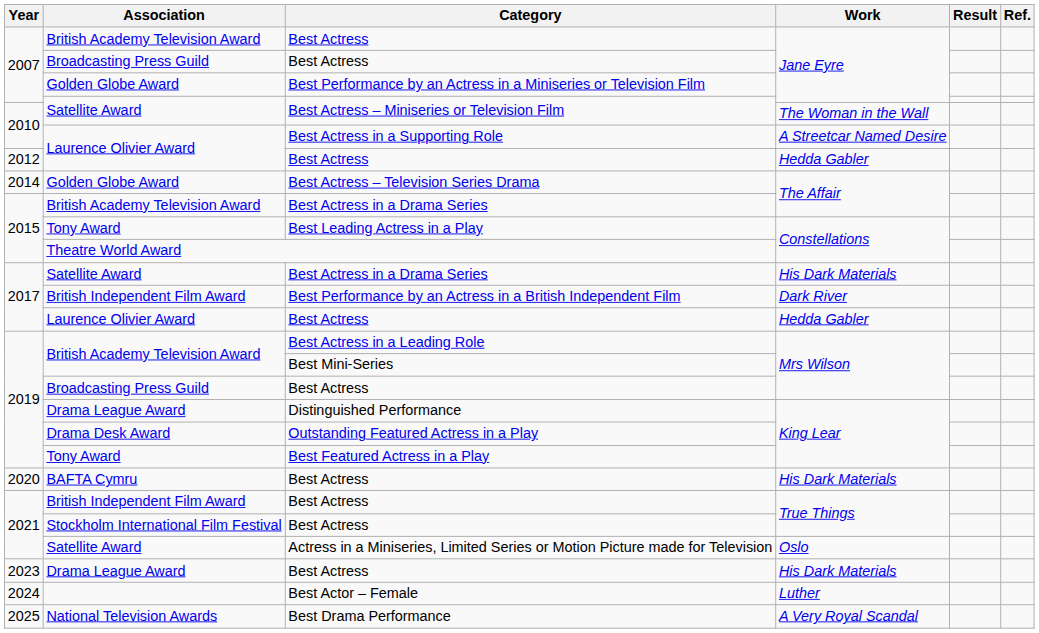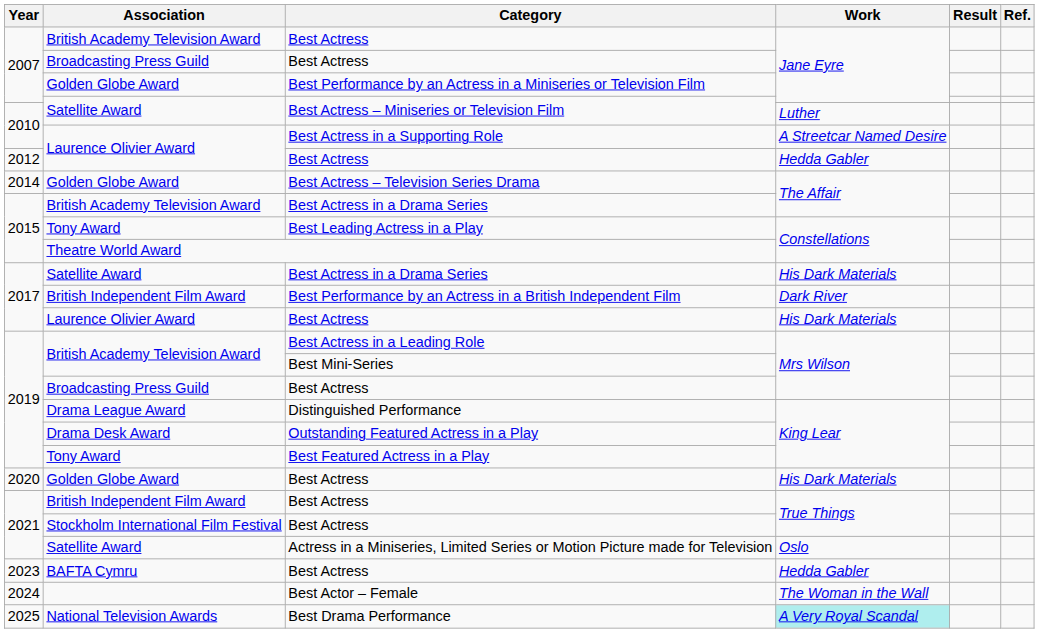(854, 113) The Woman in the Wall -> (799, 113) Luther
(824, 319) Hedda Gabler -> (838, 319) His Dark Materials
(92, 479) BAFTA Cymru -> (113, 479) Golden Globe Award
(116, 570) Drama League Award -> (92, 570) BAFTA Cymru
(838, 570) His Dark Materials -> (824, 570) Hedda Gabler
(799, 593) Luther -> (854, 593) The Woman in the Wall
(848, 616) no background -> (848, 616) paleturquoise background
